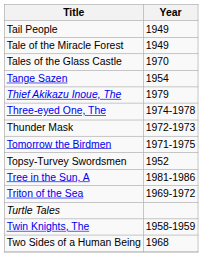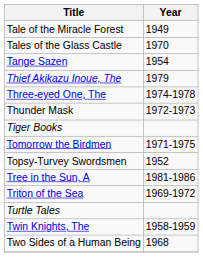- row: (32, 29)
+ row: (34, 128)
